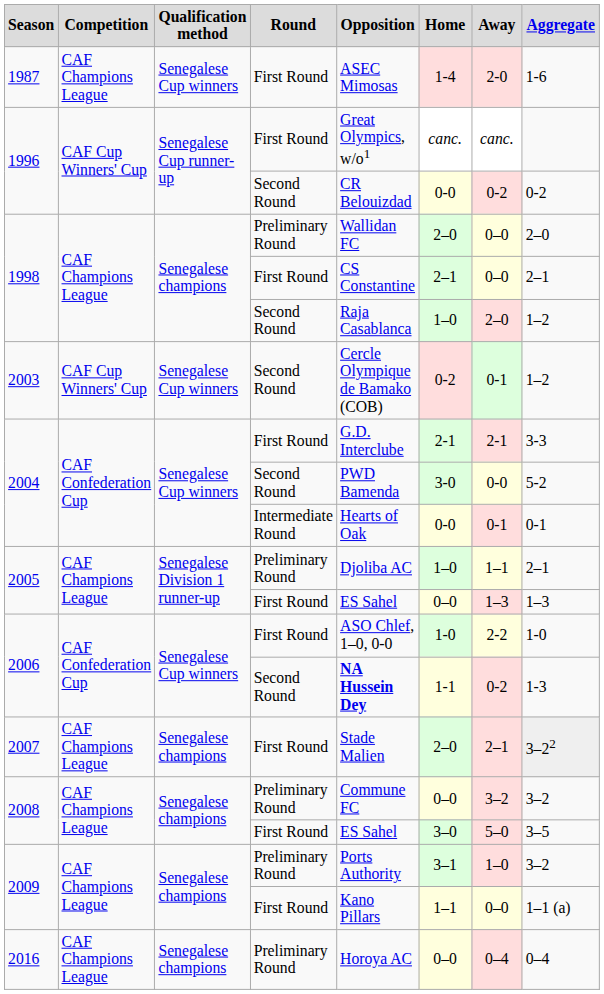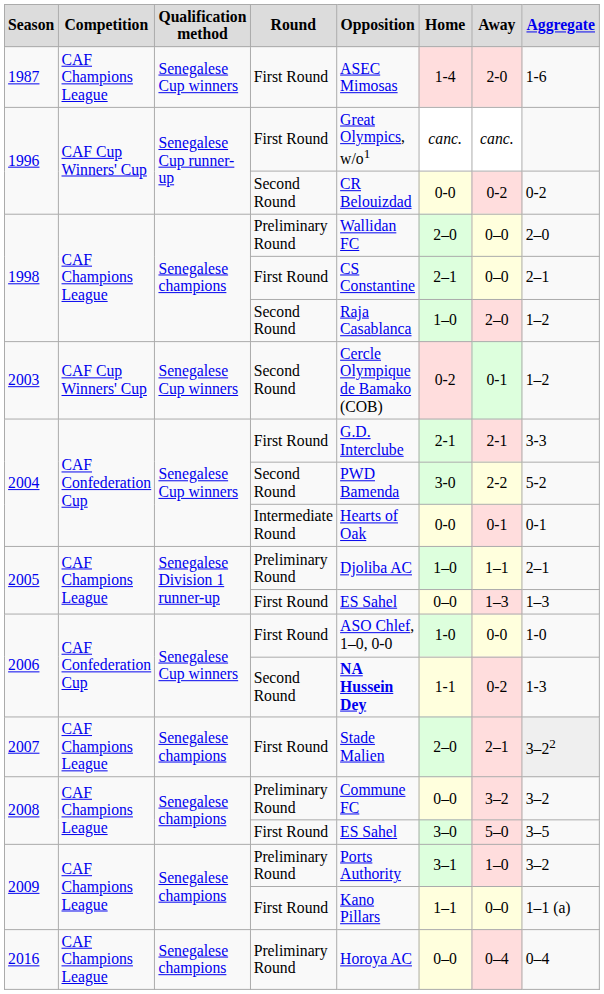(497, 483) 0-0 -> (497, 483) 2-2
(497, 635) 2-2 -> (497, 635) 0-0
